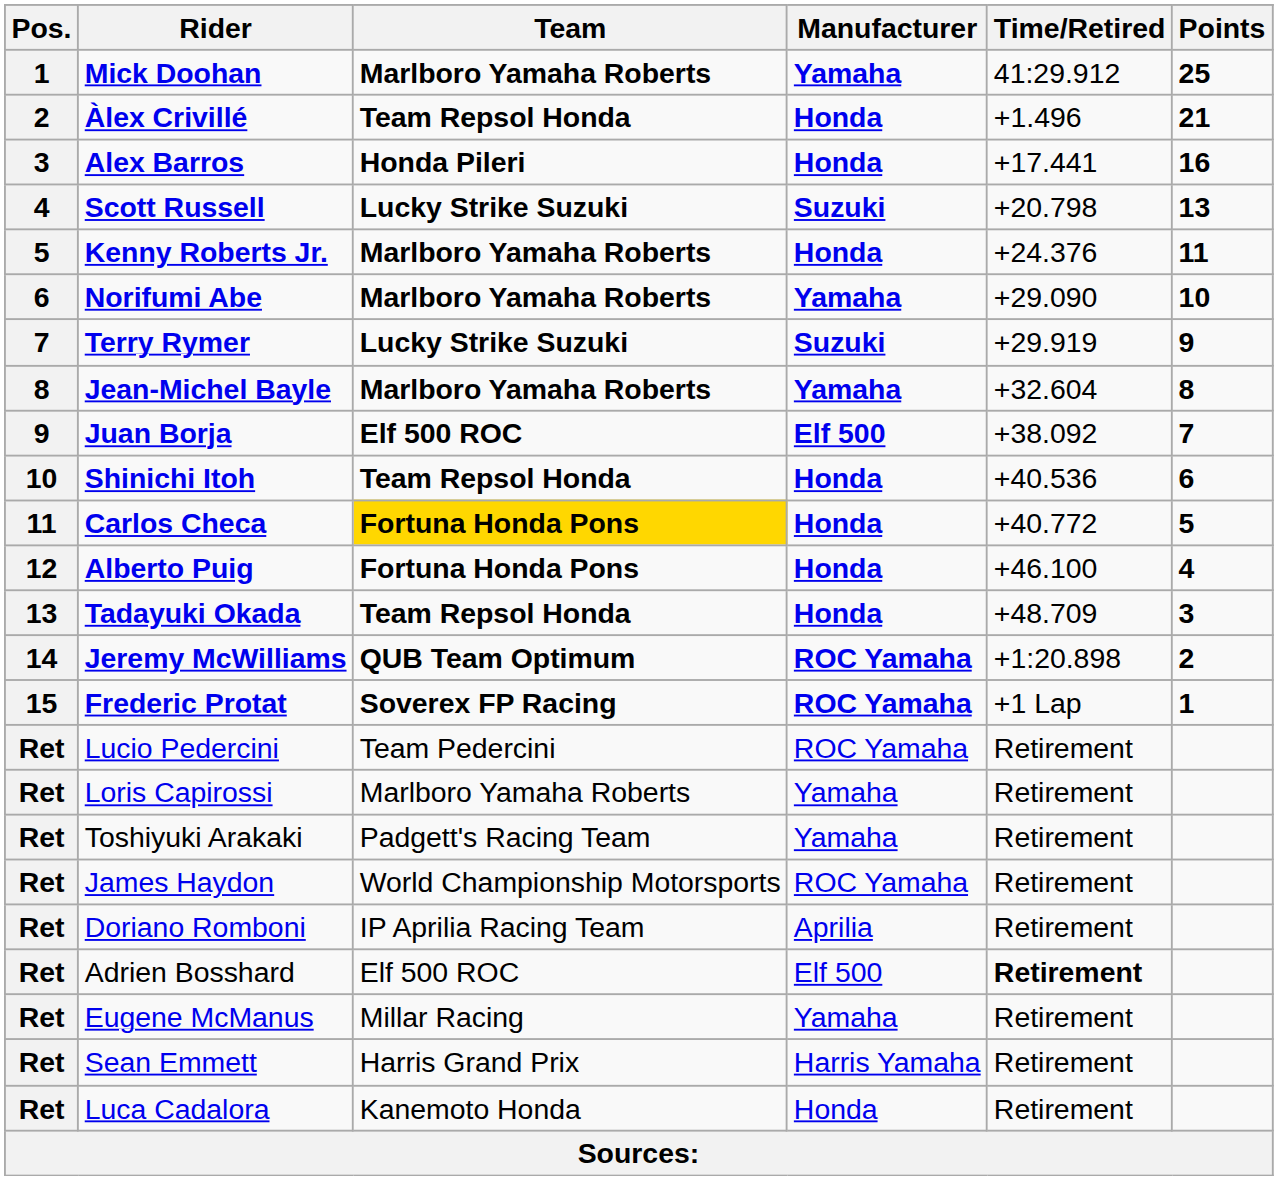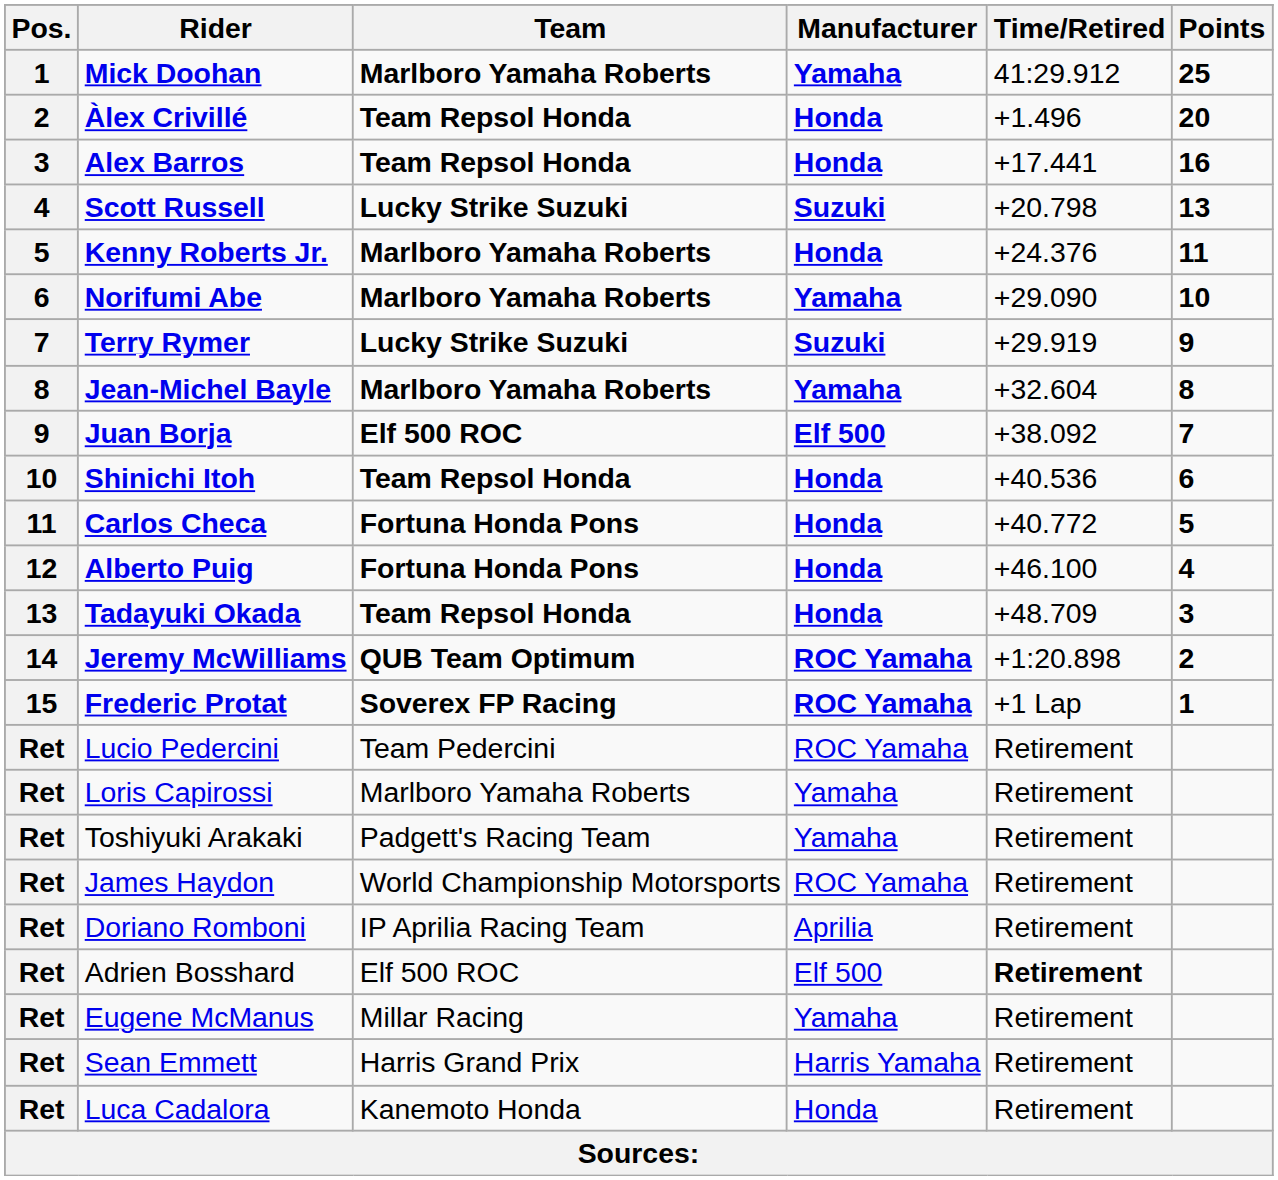(1194, 118) 21 -> (1194, 118) 20
(443, 163) Honda Pileri -> (495, 163) Team Repsol Honda
(499, 523) gold background -> (499, 523) no background
